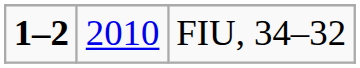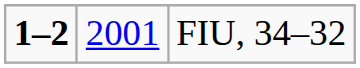(123, 33) 2010 -> (123, 33) 2001
